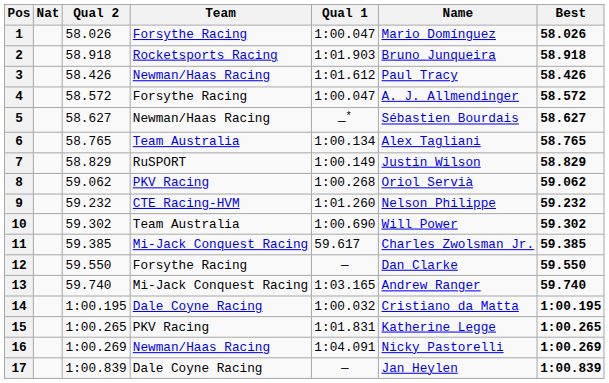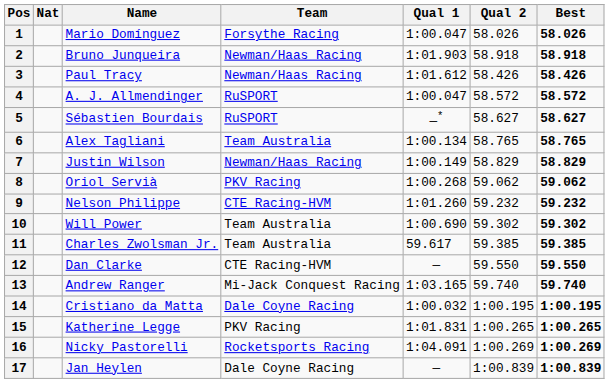columns swapped: (458, 15) <-> (96, 15)
(205, 56) Rocketsports Racing -> (293, 56) Newman/Haas Racing
(190, 97) Forsythe Racing -> (251, 97) RuSPORT
(201, 120) Newman/Haas Racing -> (251, 120) RuSPORT
(159, 163) RuSPORT -> (293, 163) Newman/Haas Racing
(221, 245) Mi-Jack Conquest Racing -> (278, 245) Team Australia
(190, 266) Forsythe Racing -> (278, 266) CTE Racing-HVM
(201, 348) Newman/Haas Racing -> (297, 348) Rocketsports Racing
